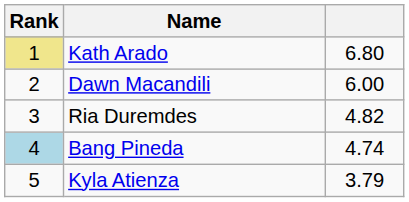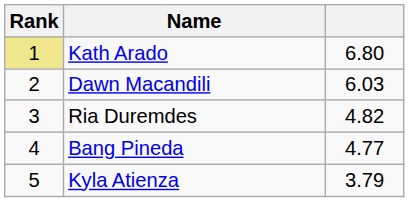(365, 85) 6.00 -> (365, 85) 6.03
(34, 148) lightblue background -> (34, 148) no background
(365, 148) 4.74 -> (365, 148) 4.77
